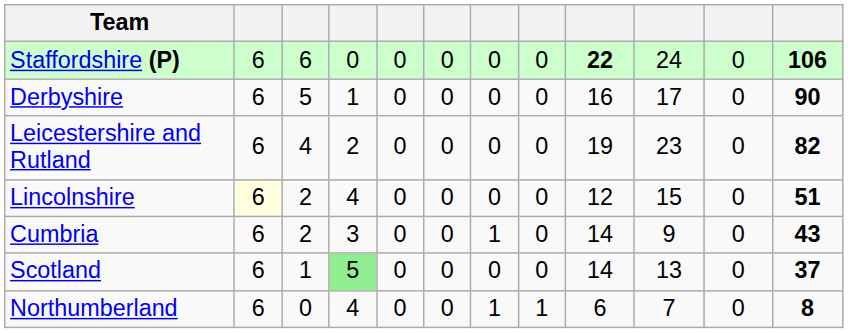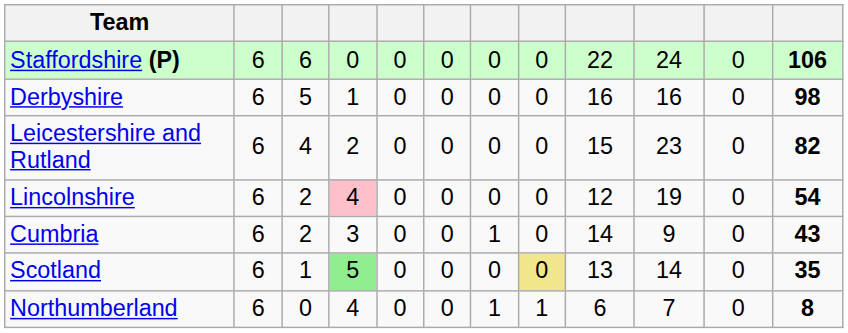(600, 60) bold -> (600, 60) normal
(669, 97) 17 -> (669, 97) 16
(807, 97) 90 -> (807, 97) 98
(600, 147) 19 -> (600, 147) 15
(258, 197) lightyellow background -> (258, 197) no background
(353, 197) no background -> (353, 197) pink background
(669, 197) 15 -> (669, 197) 19
(807, 197) 51 -> (807, 197) 54
(542, 271) no background -> (542, 271) khaki background
(600, 271) 14 -> (600, 271) 13
(669, 271) 13 -> (669, 271) 14
(807, 271) 37 -> (807, 271) 35
